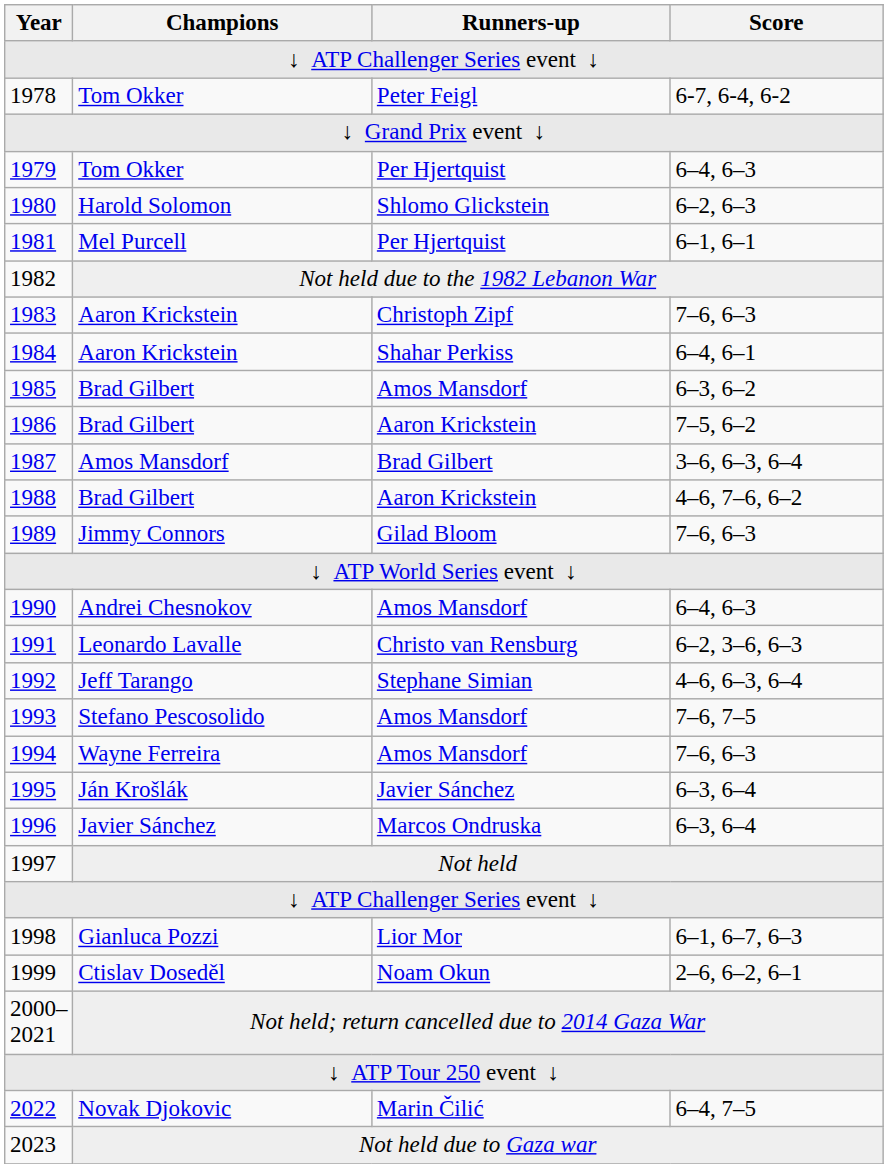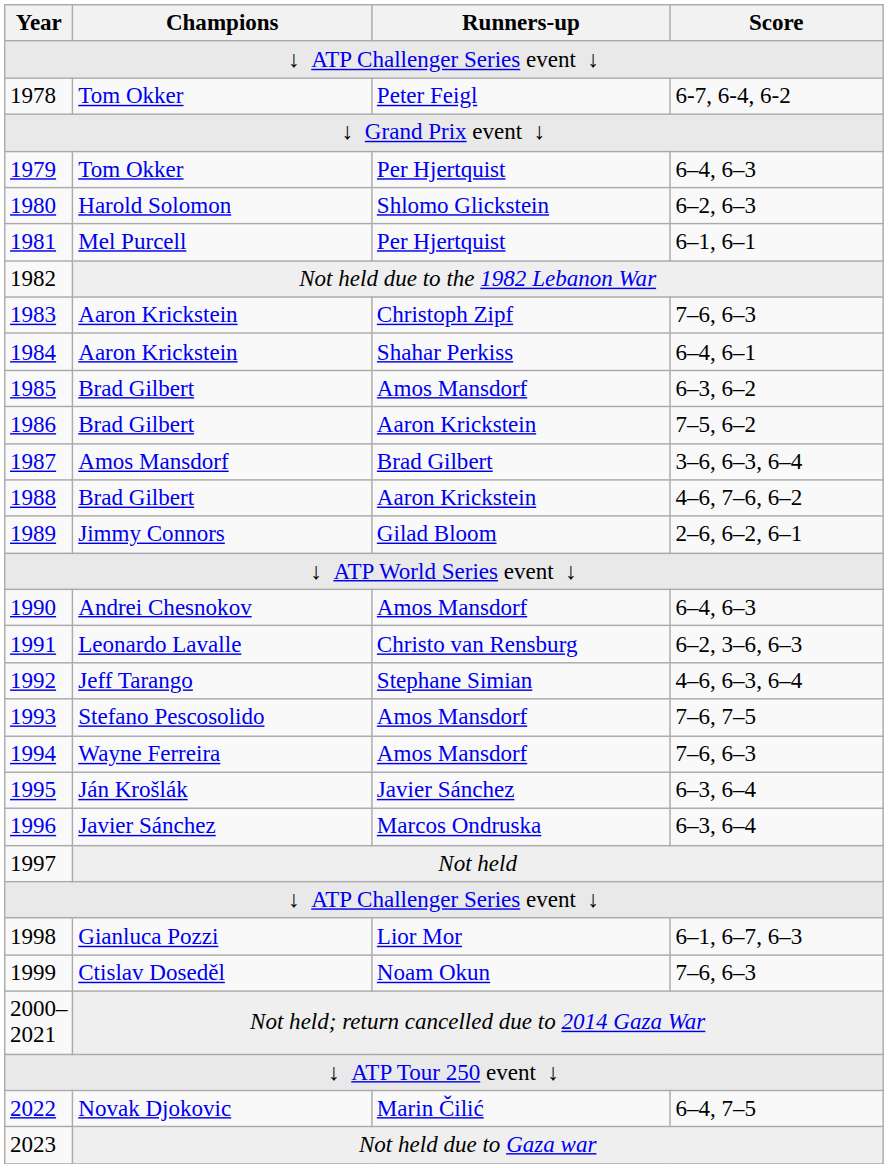(716, 534) 7–6, 6–3 -> (739, 534) 2–6, 6–2, 6–1
(739, 972) 2–6, 6–2, 6–1 -> (716, 972) 7–6, 6–3
